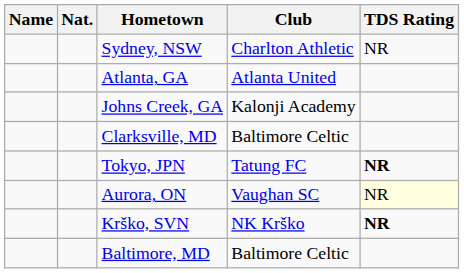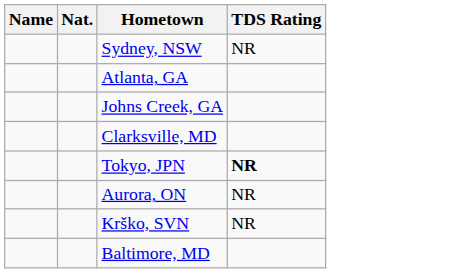- column: (293, 19)
(376, 194) lightyellow background -> (244, 194) no background
(377, 223) bold -> (244, 223) normal
